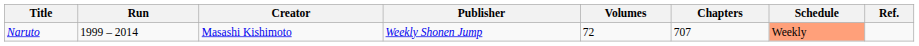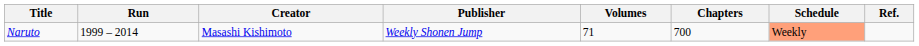(588, 31) 72 -> (588, 31) 71
(682, 31) 707 -> (682, 31) 700
